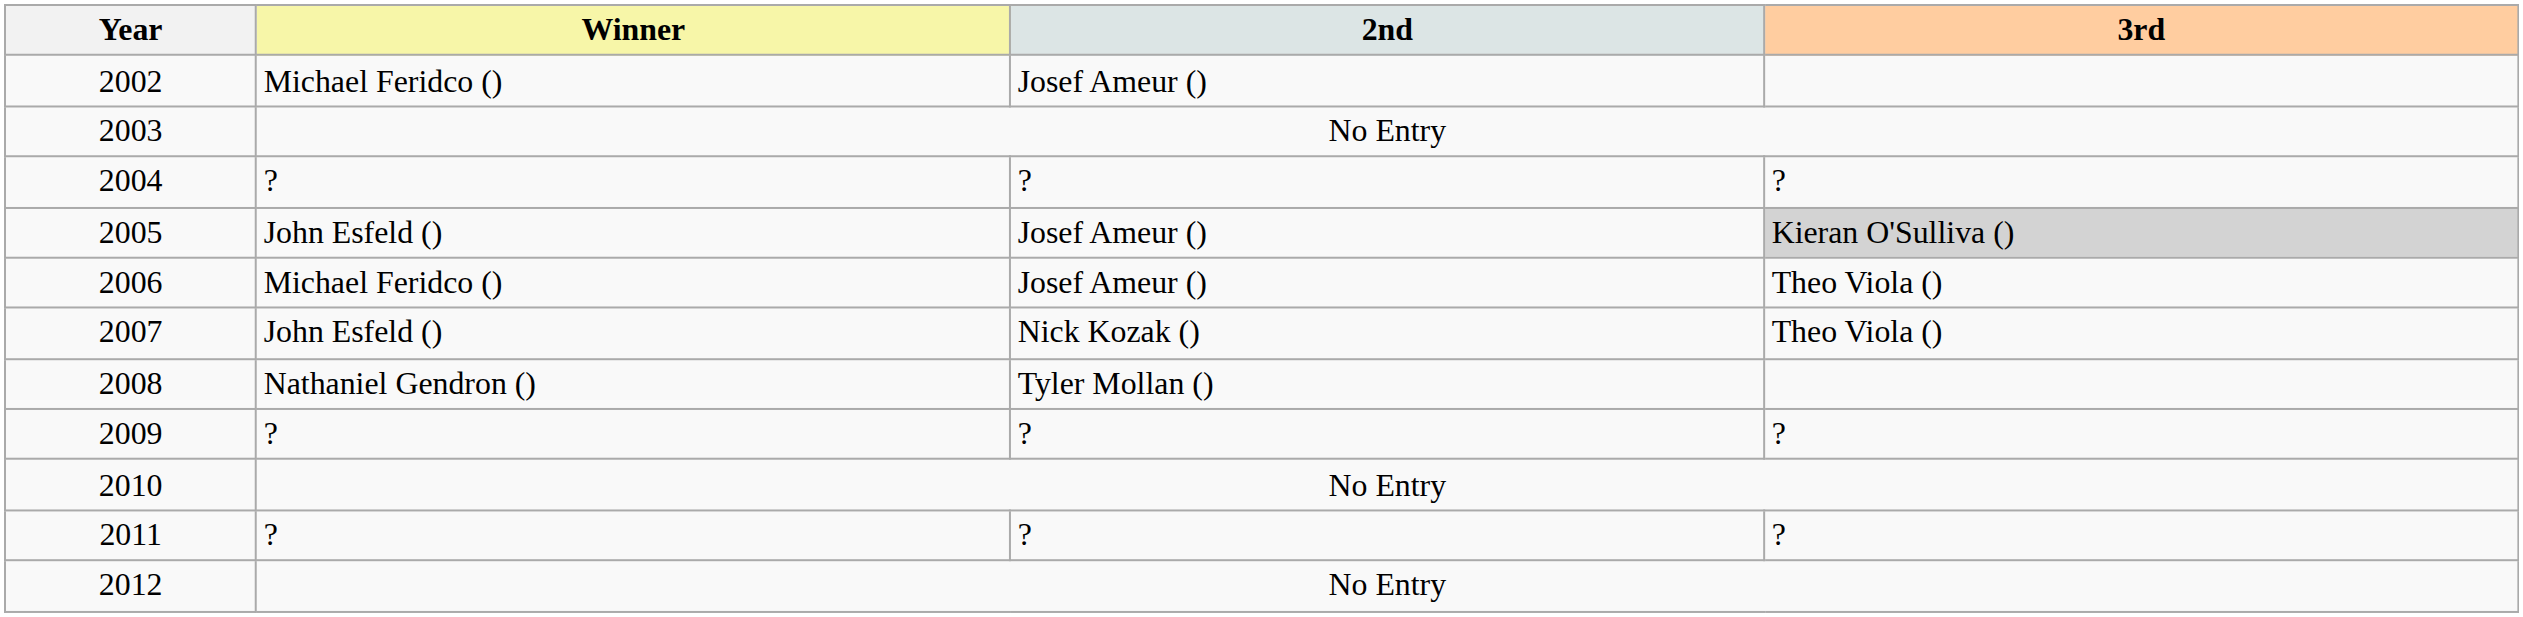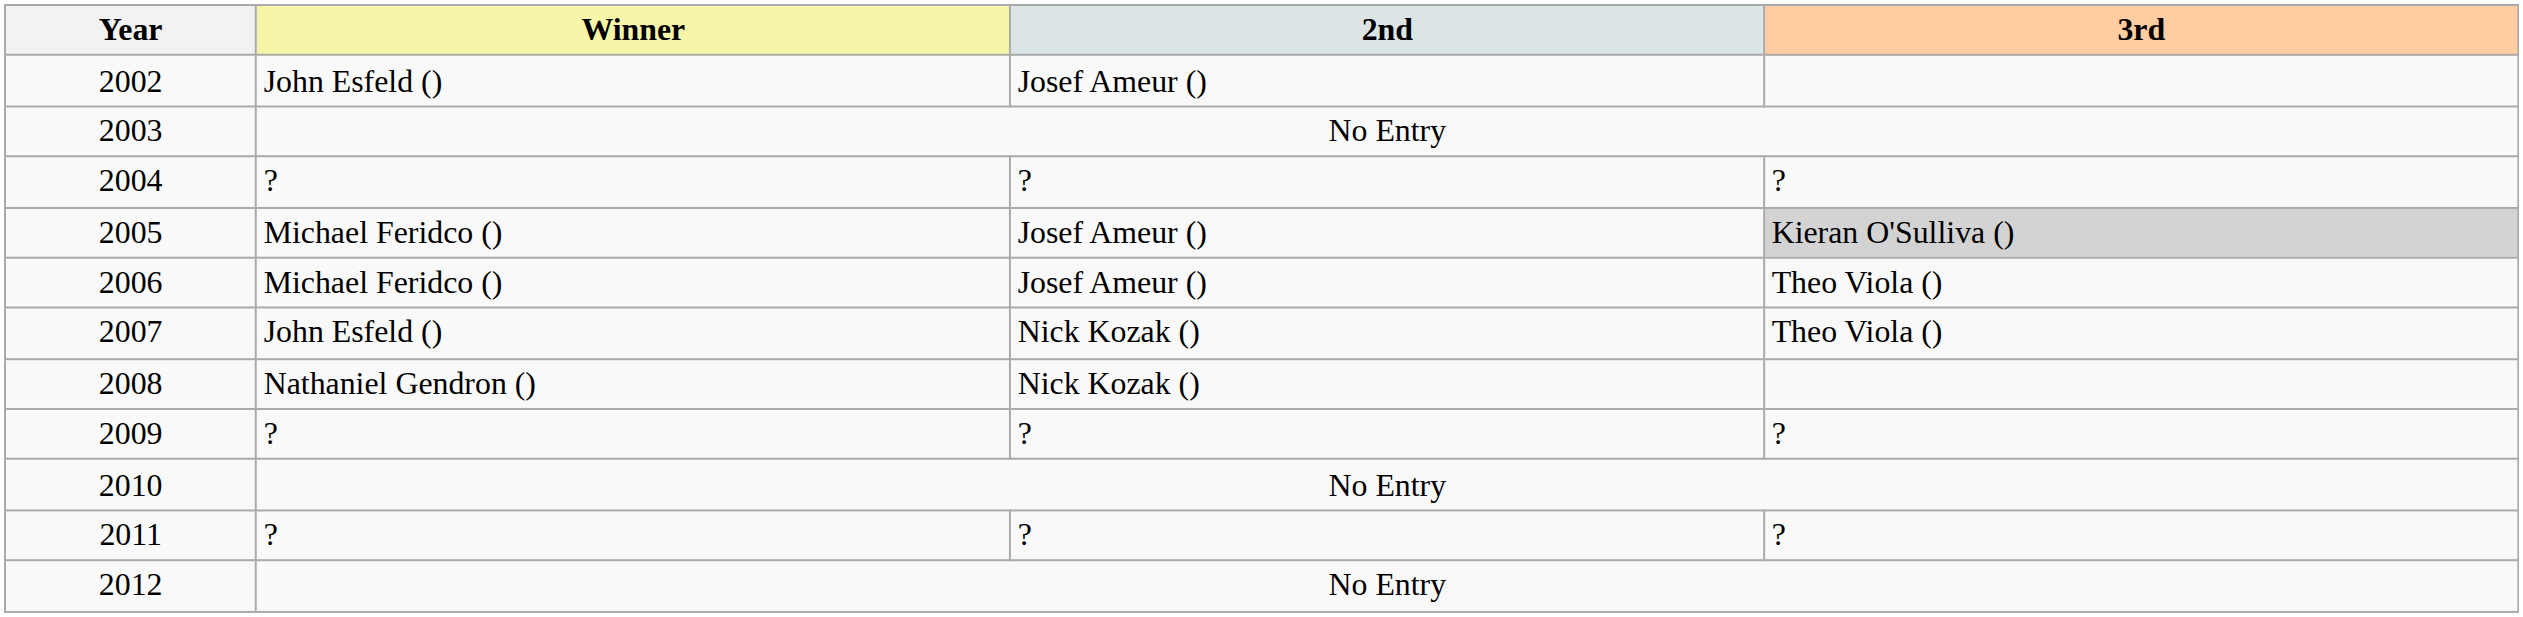(383, 80) Michael Feridco () -> (353, 80) John Esfeld ()
(353, 231) John Esfeld () -> (383, 231) Michael Feridco ()
(1116, 383) Tyler Mollan () -> (1109, 383) Nick Kozak ()
